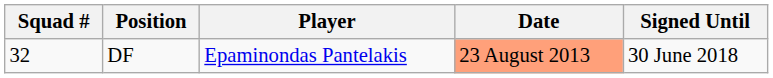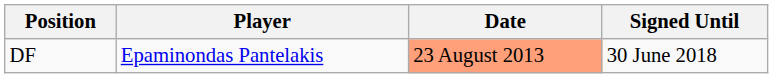- column: (54, 21)
